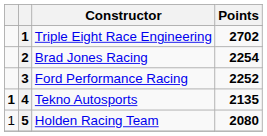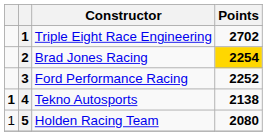(244, 58) no background -> (244, 58) gold background
(244, 100) 2135 -> (244, 100) 2138
